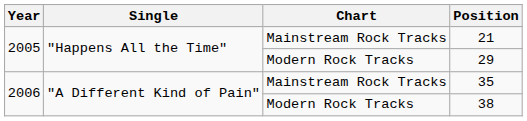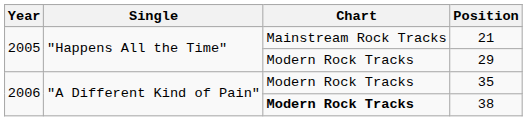(357, 82) Mainstream Rock Tracks -> (340, 82) Modern Rock Tracks
(340, 105) normal -> (340, 105) bold
